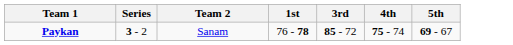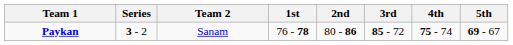+ column: (340, 13)
